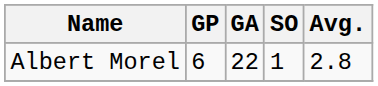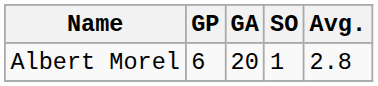(245, 62) 22 -> (245, 62) 20
